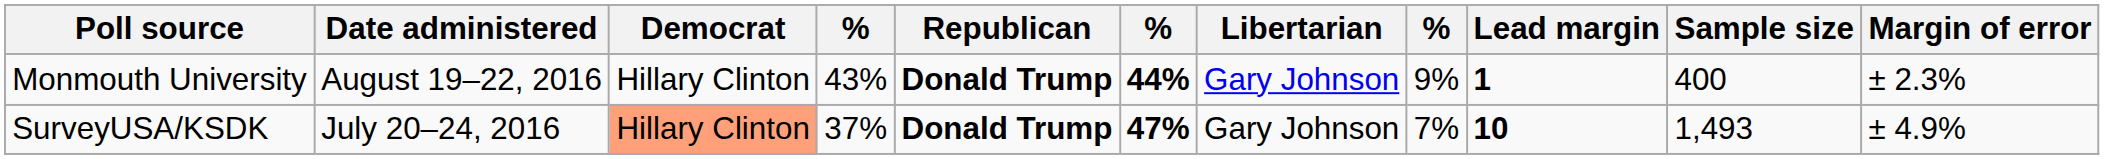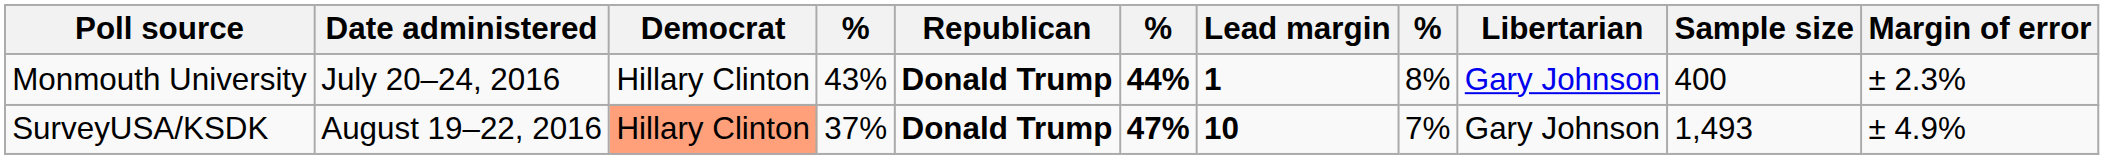columns swapped: (1302, 29) <-> (1567, 29)
(462, 79) August 19–22, 2016 -> (441, 79) July 20–24, 2016
(1436, 79) 9% -> (1428, 79) 8%
(441, 128) July 20–24, 2016 -> (462, 128) August 19–22, 2016
